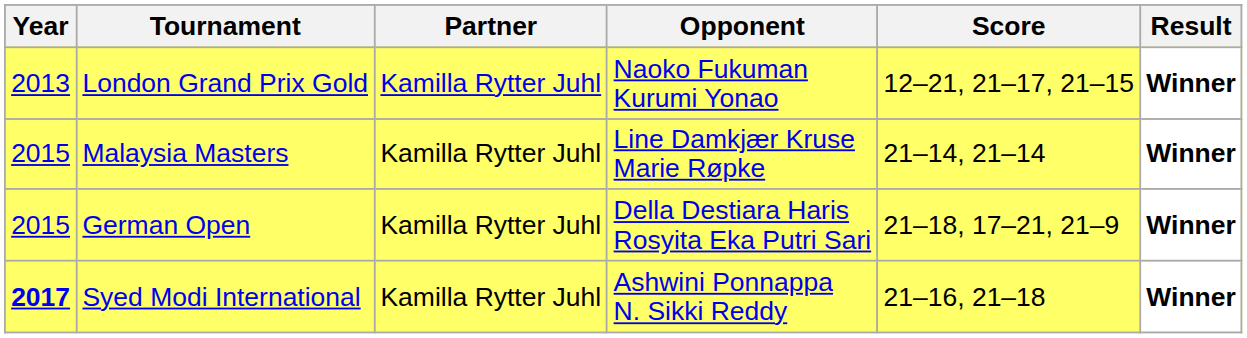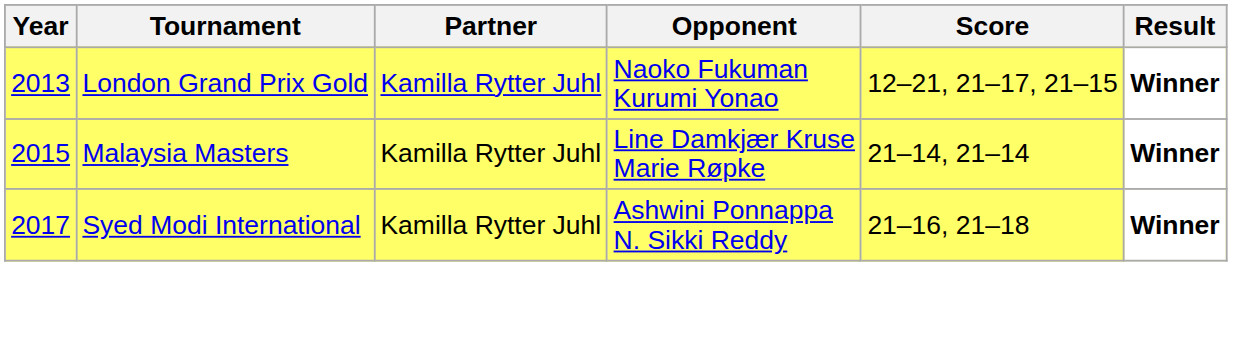- row: (166, 225)
(41, 297) bold -> (41, 225) normal
